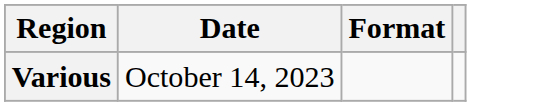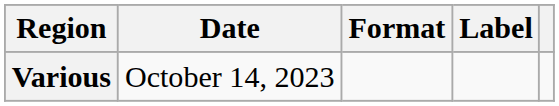+ column: (496, 28)
